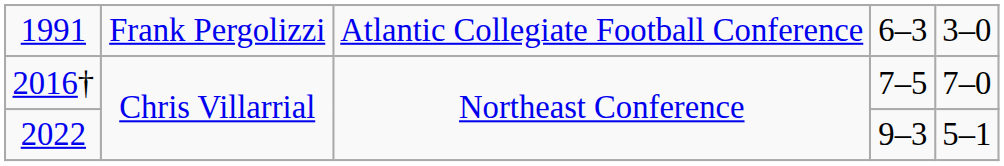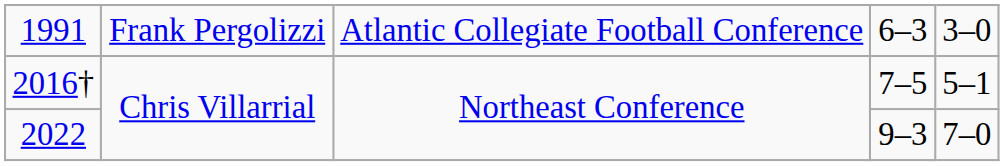(967, 82) 7–0 -> (967, 82) 5–1
(967, 133) 5–1 -> (967, 133) 7–0
